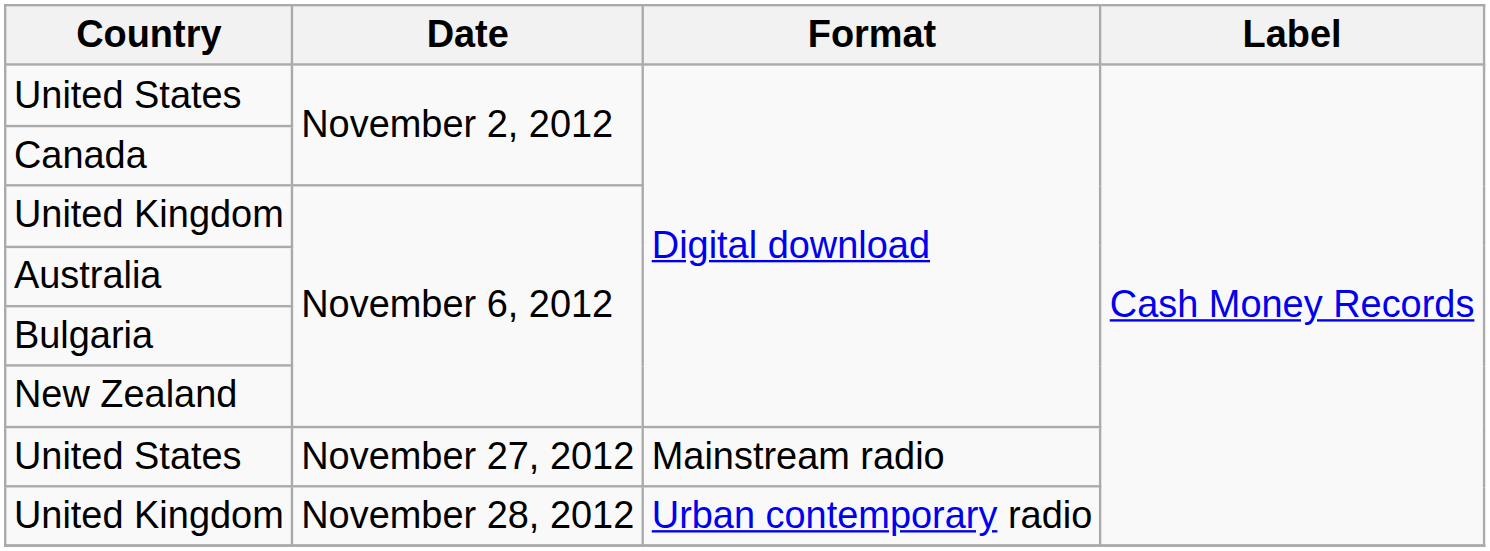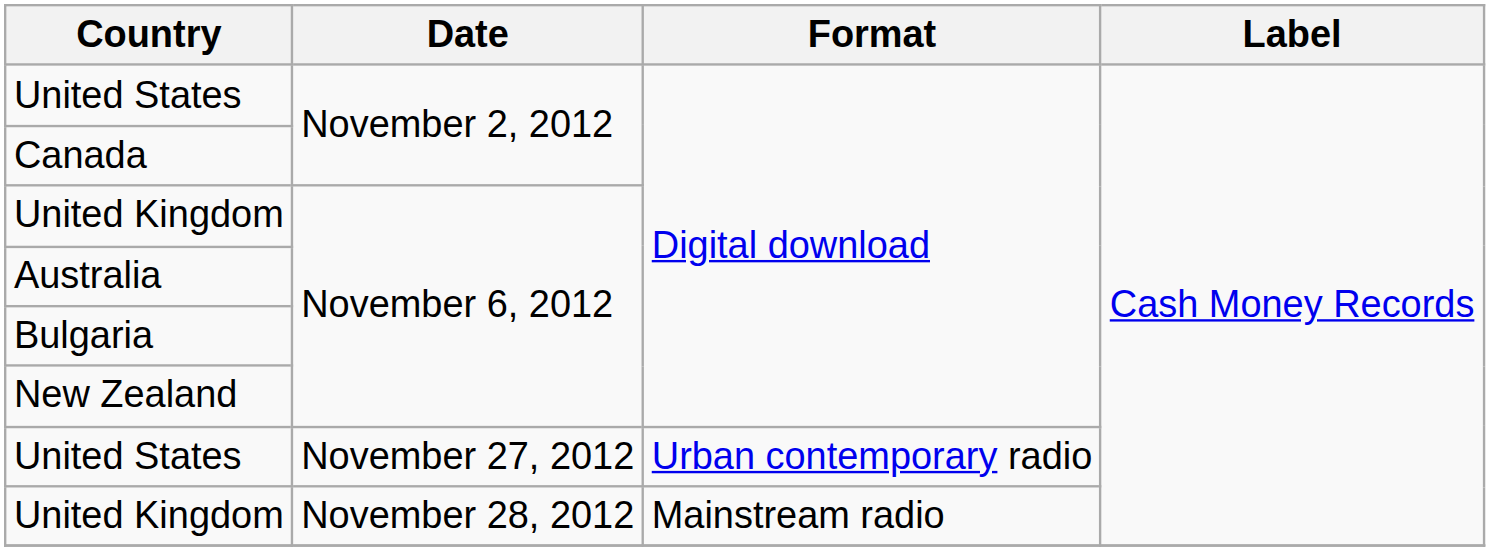(798, 455) Mainstream radio -> (872, 455) Urban contemporary radio
(872, 515) Urban contemporary radio -> (798, 515) Mainstream radio
